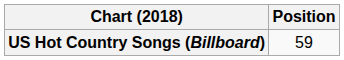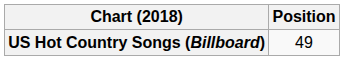(304, 42) 59 -> (304, 42) 49
